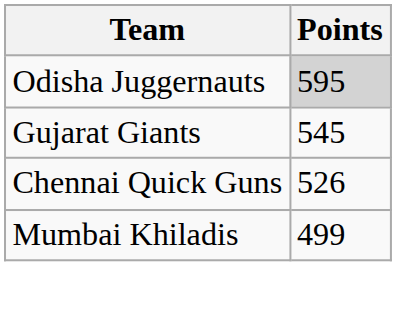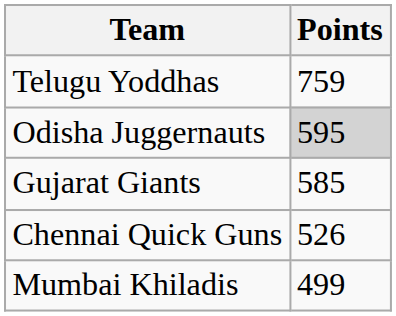+ row: (116, 81)
(321, 132) 545 -> (321, 183) 585
